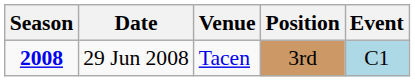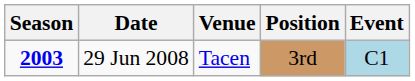(41, 58) 2008 -> (41, 58) 2003
